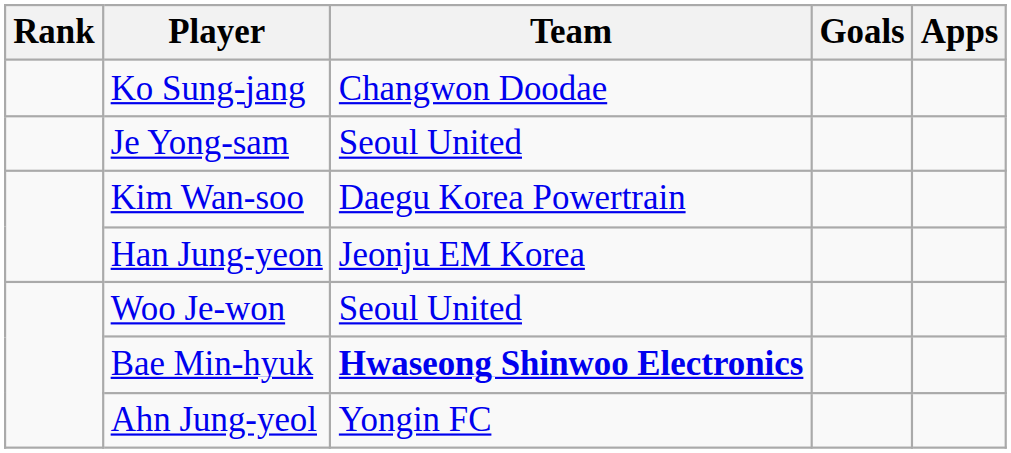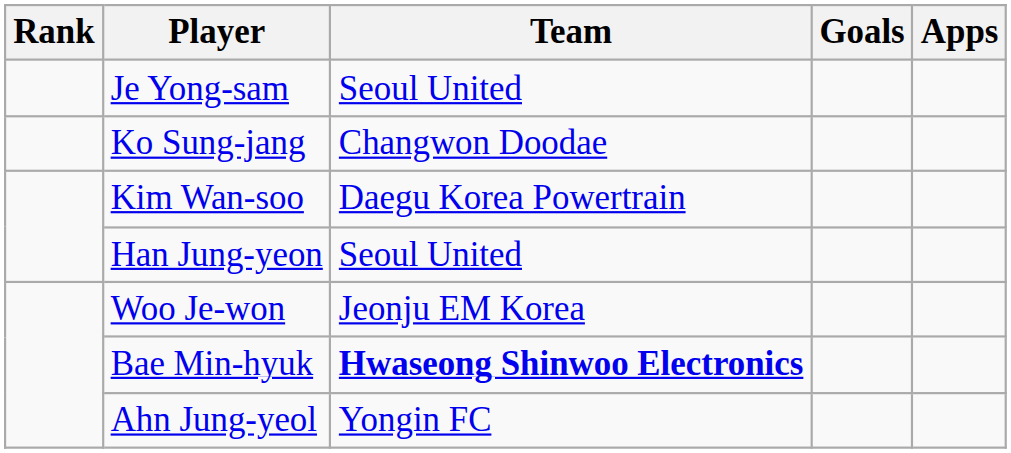rows swapped: (200, 142) <-> (208, 87)
(462, 253) Jeonju EM Korea -> (430, 253) Seoul United
(430, 308) Seoul United -> (462, 308) Jeonju EM Korea
